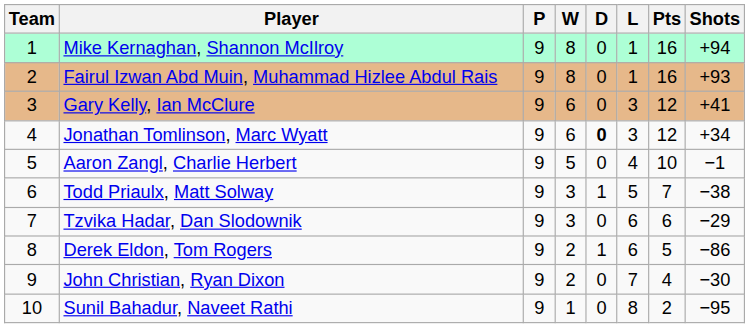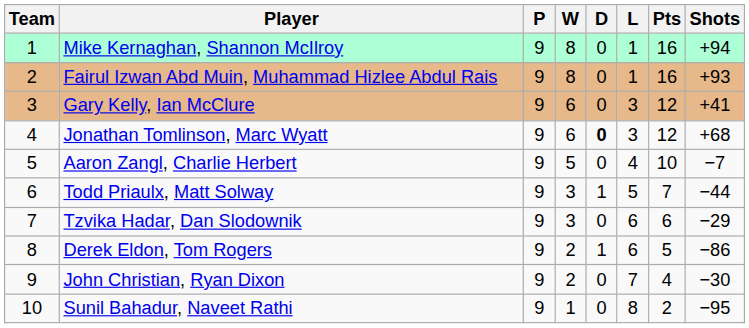(715, 134) +34 -> (715, 134) +68
(715, 163) −1 -> (715, 163) −7
(715, 192) −38 -> (715, 192) −44
